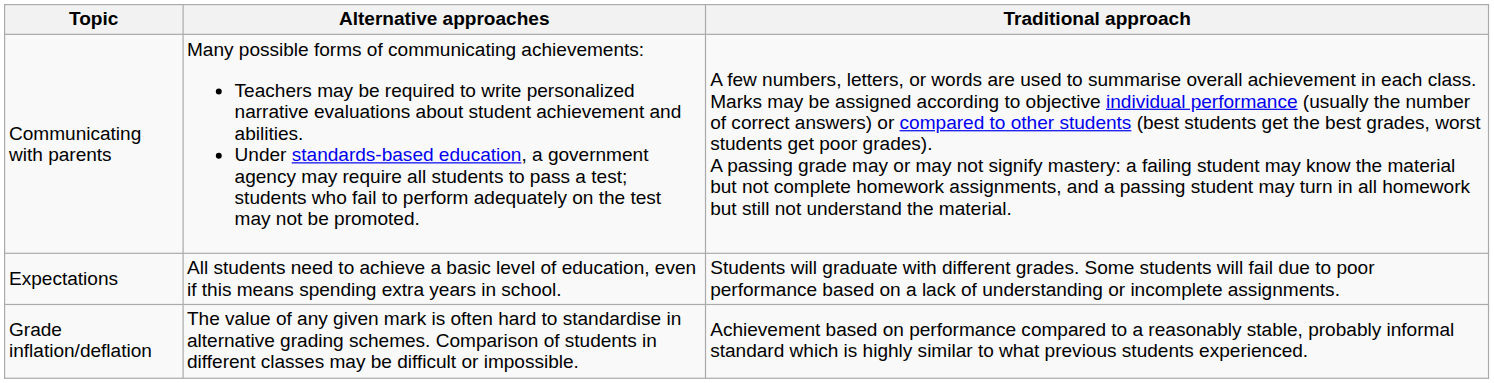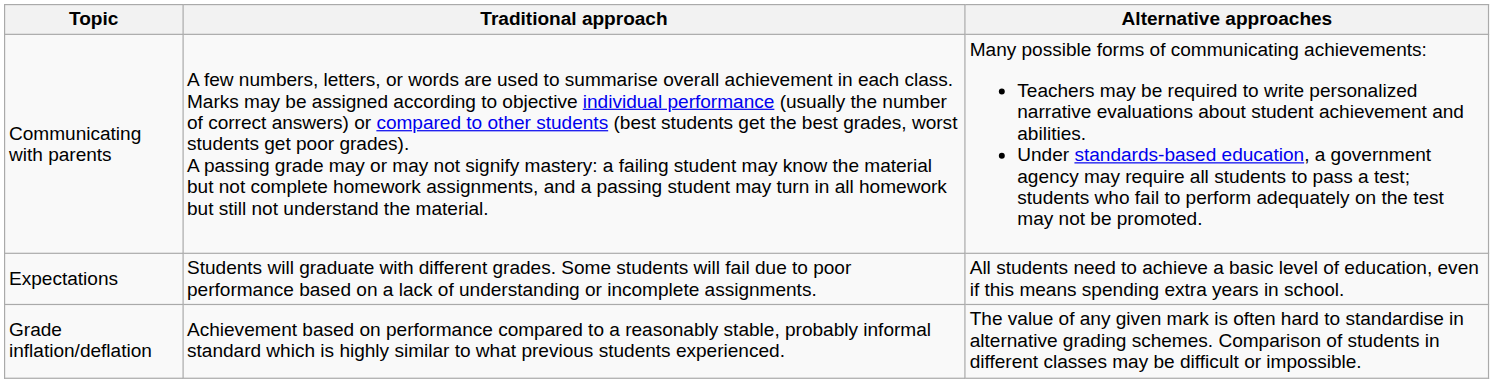columns swapped: (1097, 19) <-> (444, 19)
